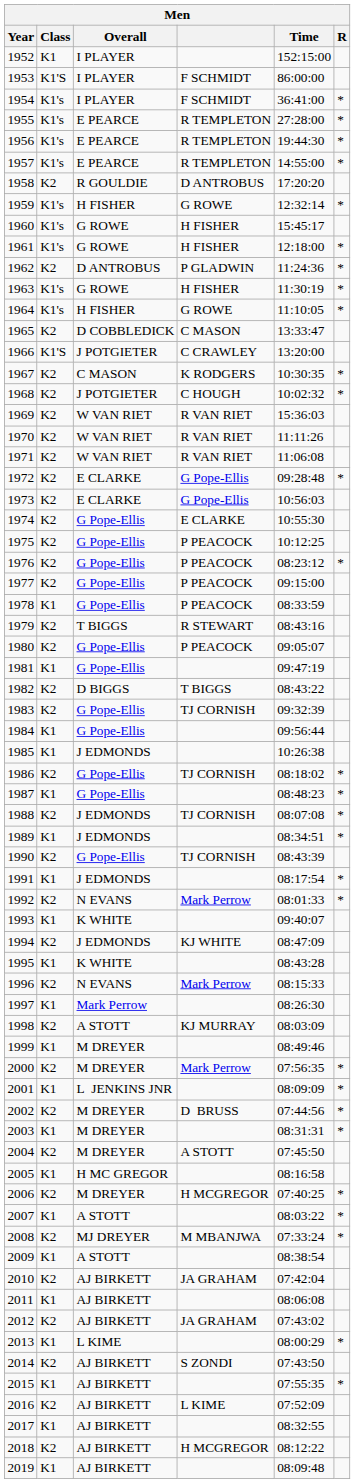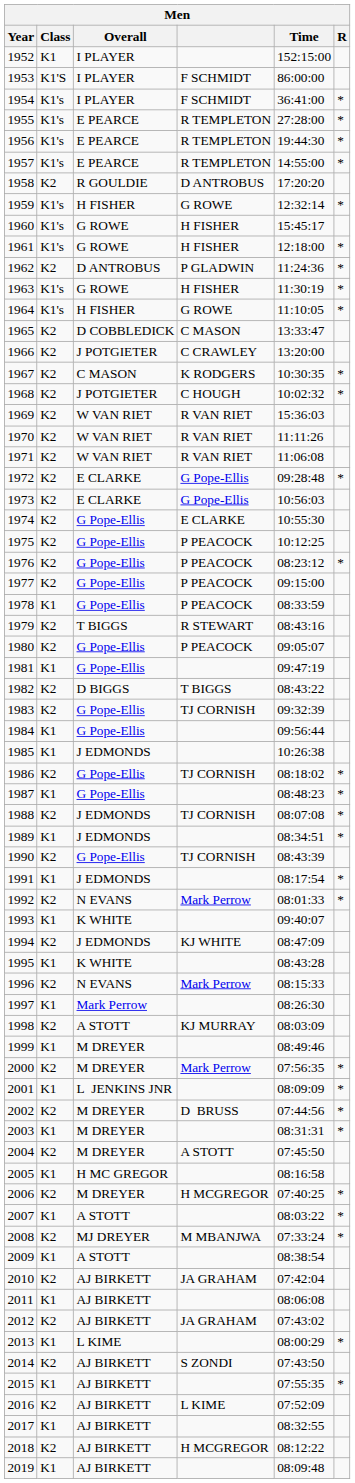(53, 352) K1'S -> (48, 352) K2
